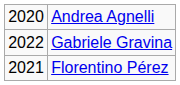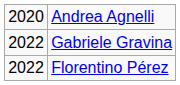(26, 67) 2021 -> (26, 67) 2022
